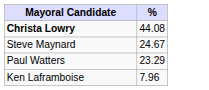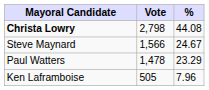+ column: (155, 12)
